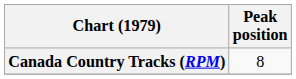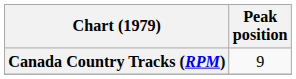(260, 61) 8 -> (260, 61) 9
